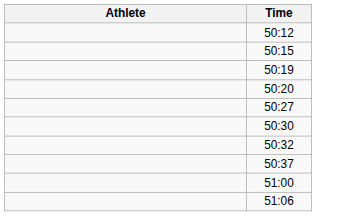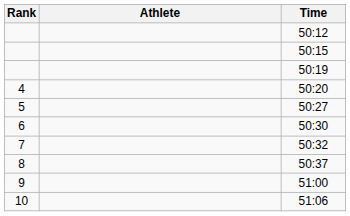+ column: (22, 13)
